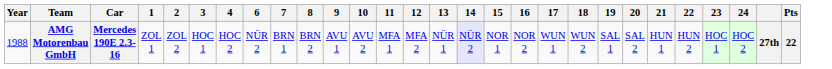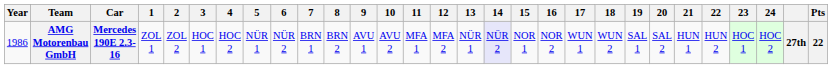+ column: (257, 12)
(17, 42) 1988 -> (17, 42) 1986
